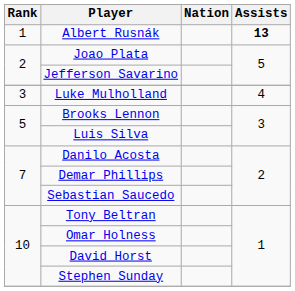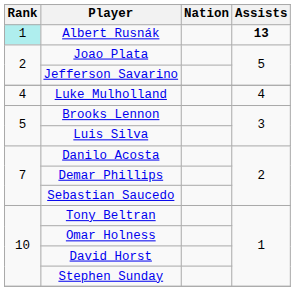(22, 35) no background -> (22, 35) paleturquoise background
(22, 95) 3 -> (22, 95) 4
